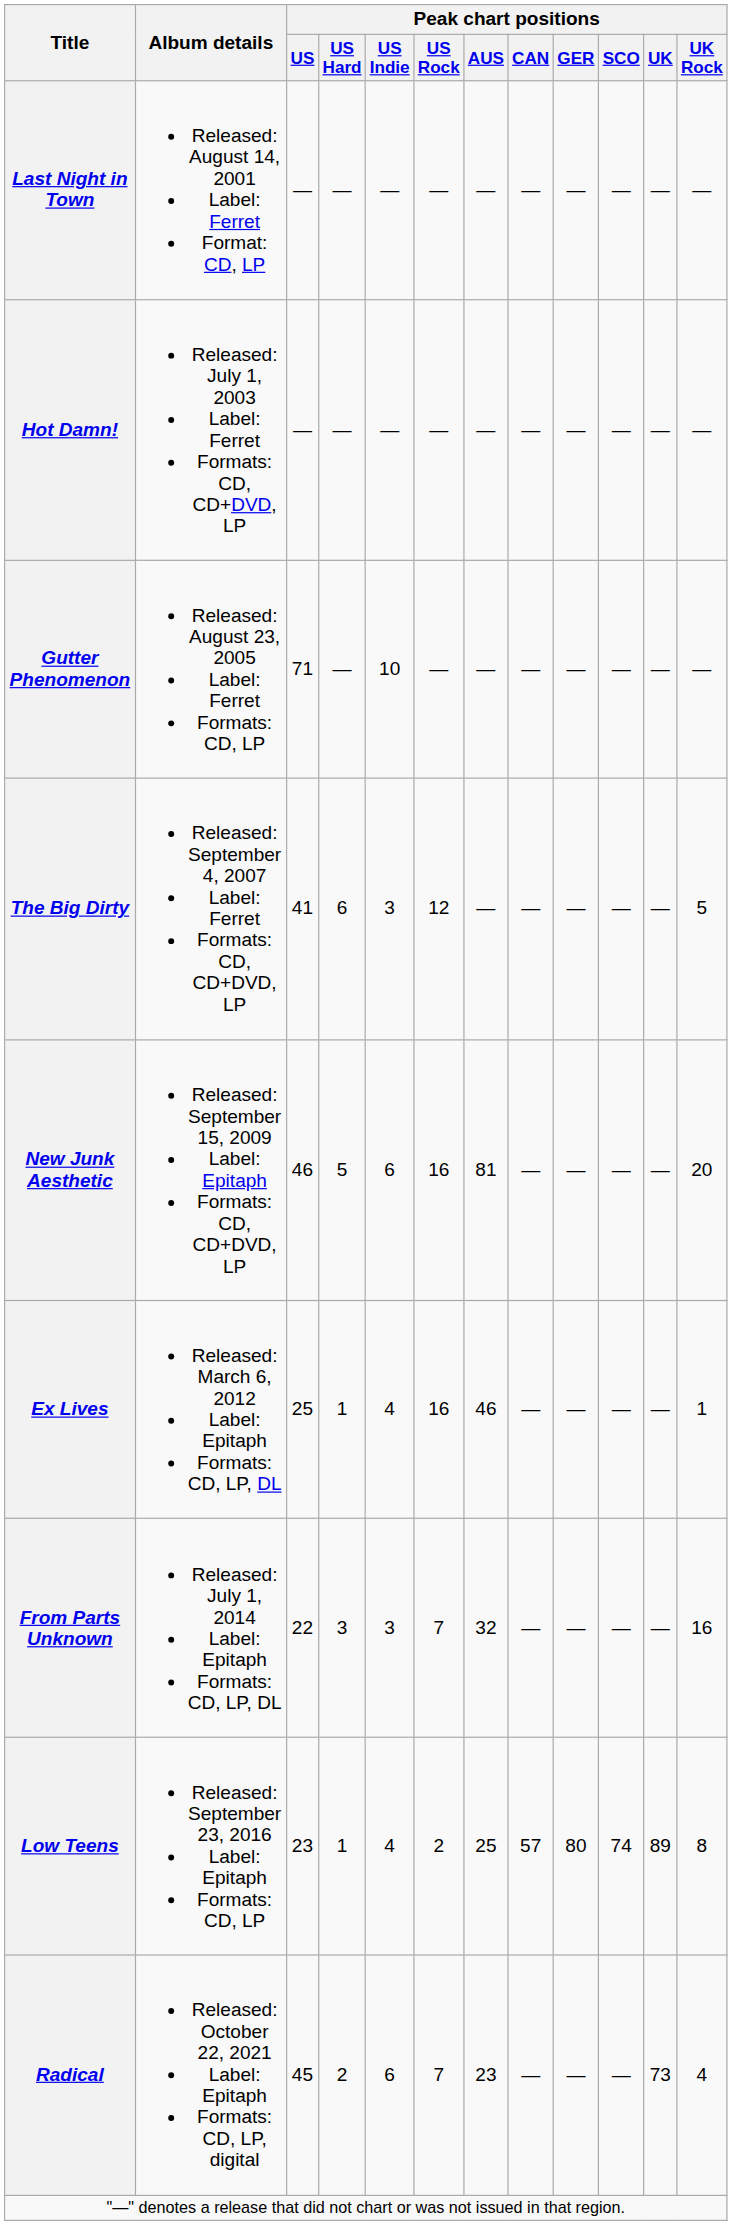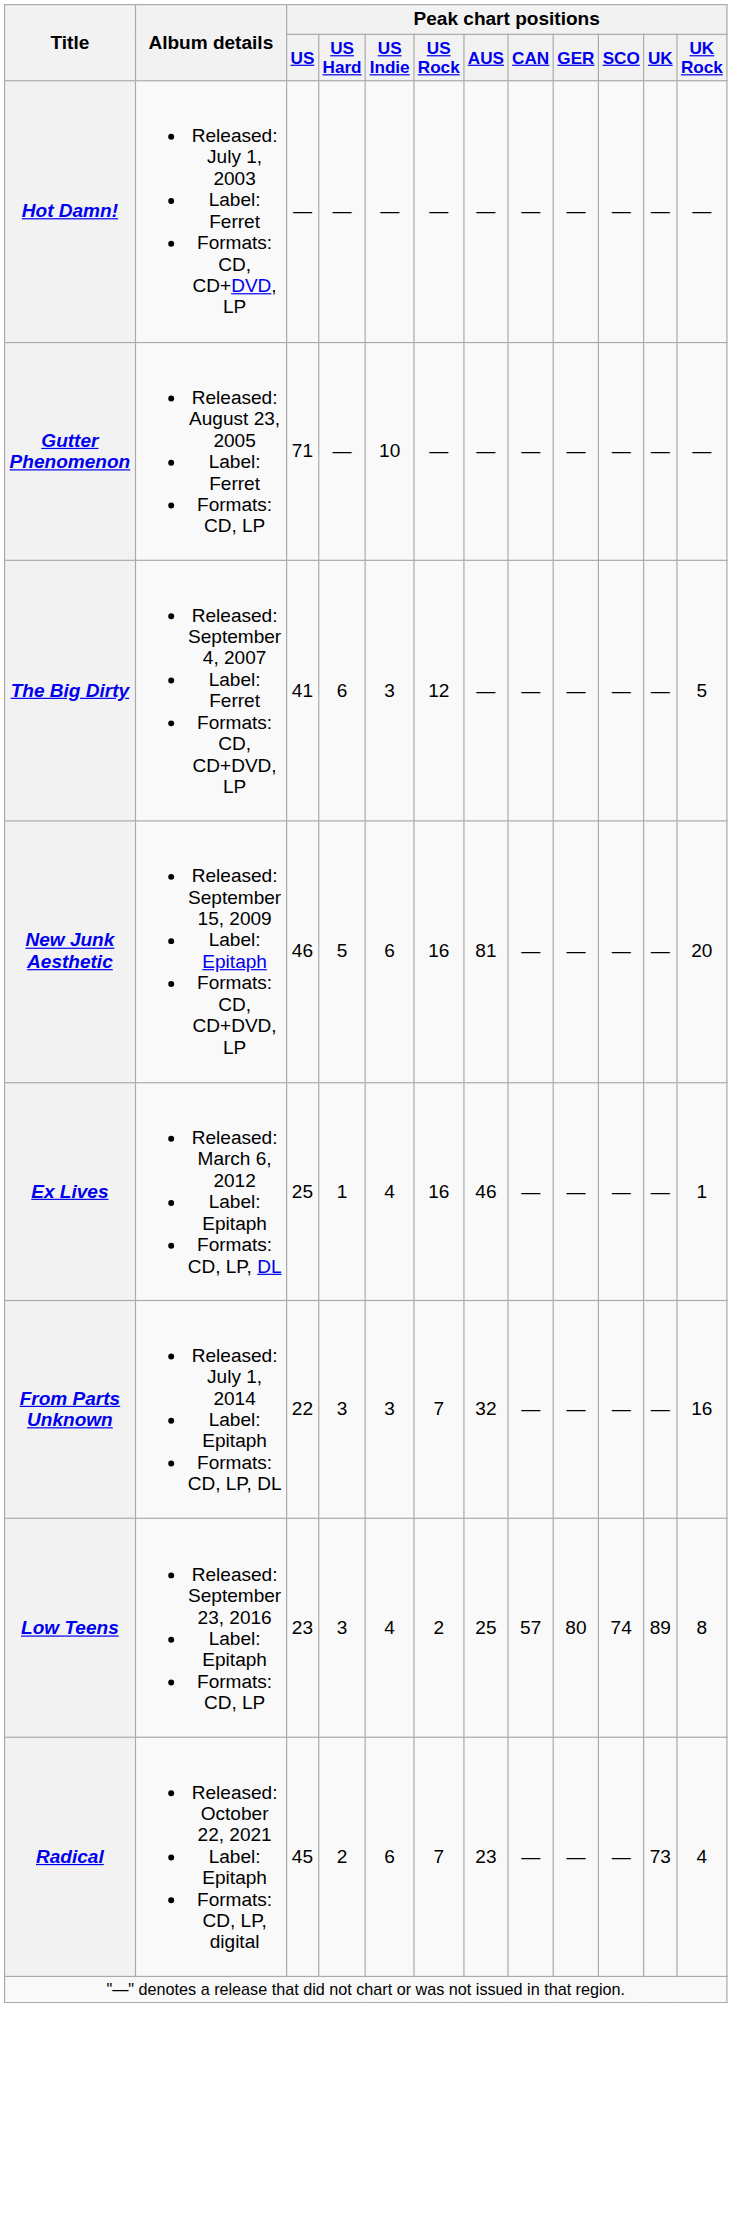- row: (70, 189)
(342, 1845) 1 -> (342, 1627) 3
